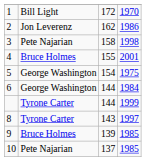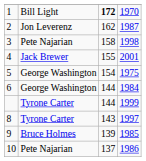(108, 12) normal -> (108, 12) bold
(129, 27) 1986 -> (129, 27) 1987
(48, 57) Bruce Holmes -> (44, 57) Jack Brewer
(129, 149) 1985 -> (129, 149) 1986
